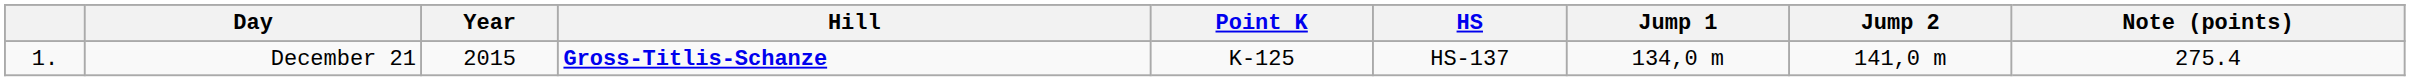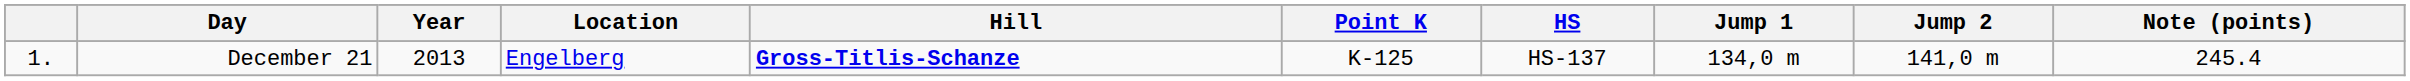+ column: (625, 22)
(490, 58) 2015 -> (439, 58) 2013
(2208, 58) 275.4 -> (2229, 58) 245.4
